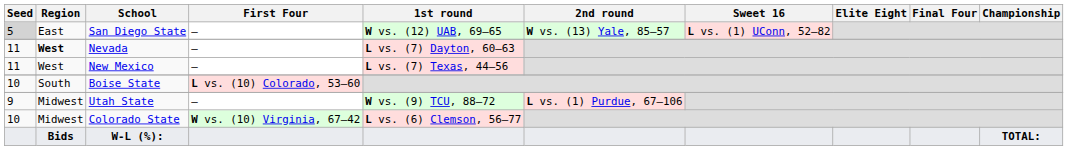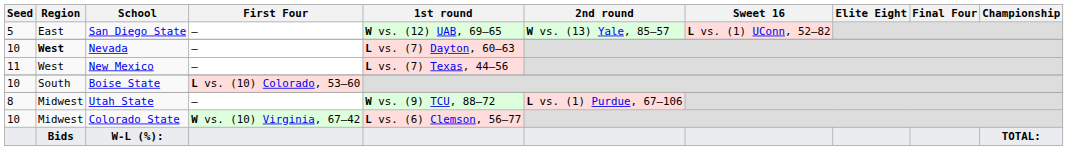(10, 31) lightgrey background -> (10, 31) no background
(13, 48) 11 -> (13, 48) 10
(10, 101) 9 -> (10, 101) 8
